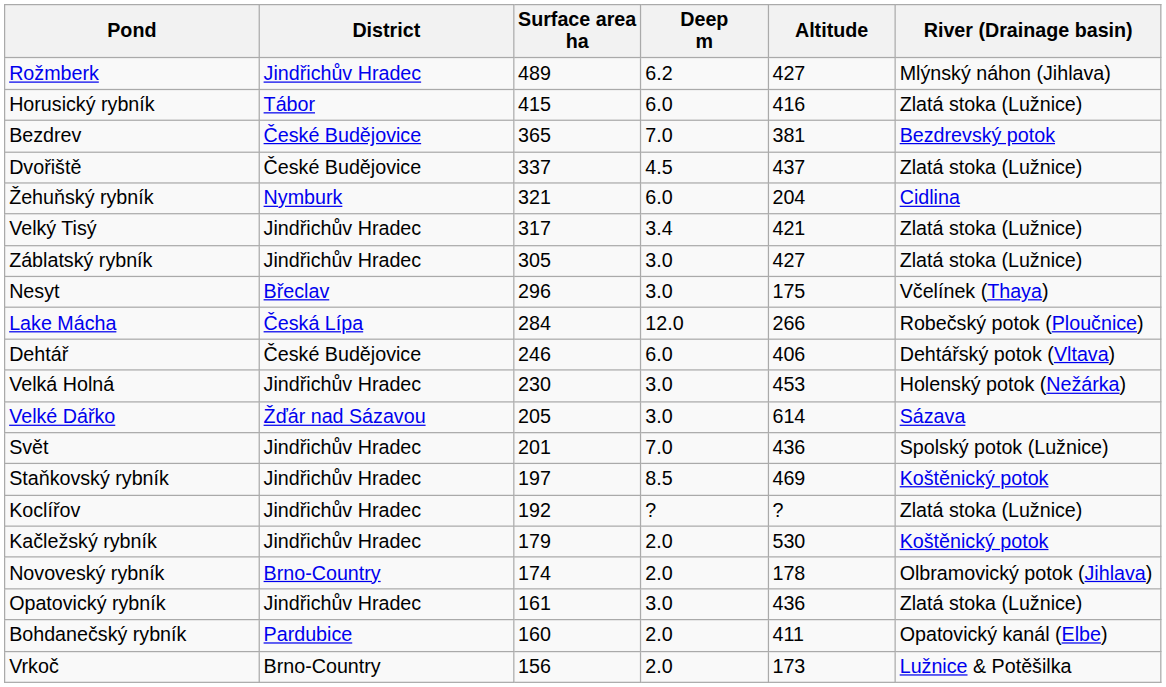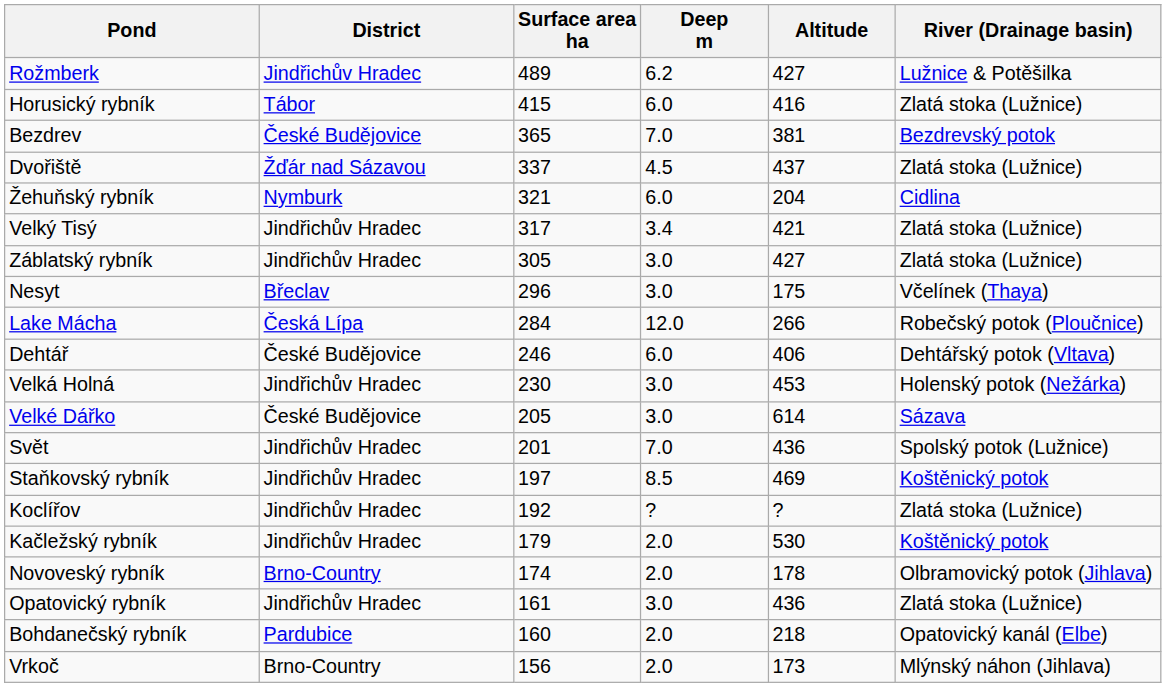(1005, 73) Mlýnský náhon (Jihlava) -> (986, 73) Lužnice & Potěšilka
(342, 167) České Budějovice -> (345, 167) Žďár nad Sázavou
(345, 416) Žďár nad Sázavou -> (342, 416) České Budějovice
(788, 635) 411 -> (789, 635) 218
(986, 666) Lužnice & Potěšilka -> (1005, 666) Mlýnský náhon (Jihlava)
